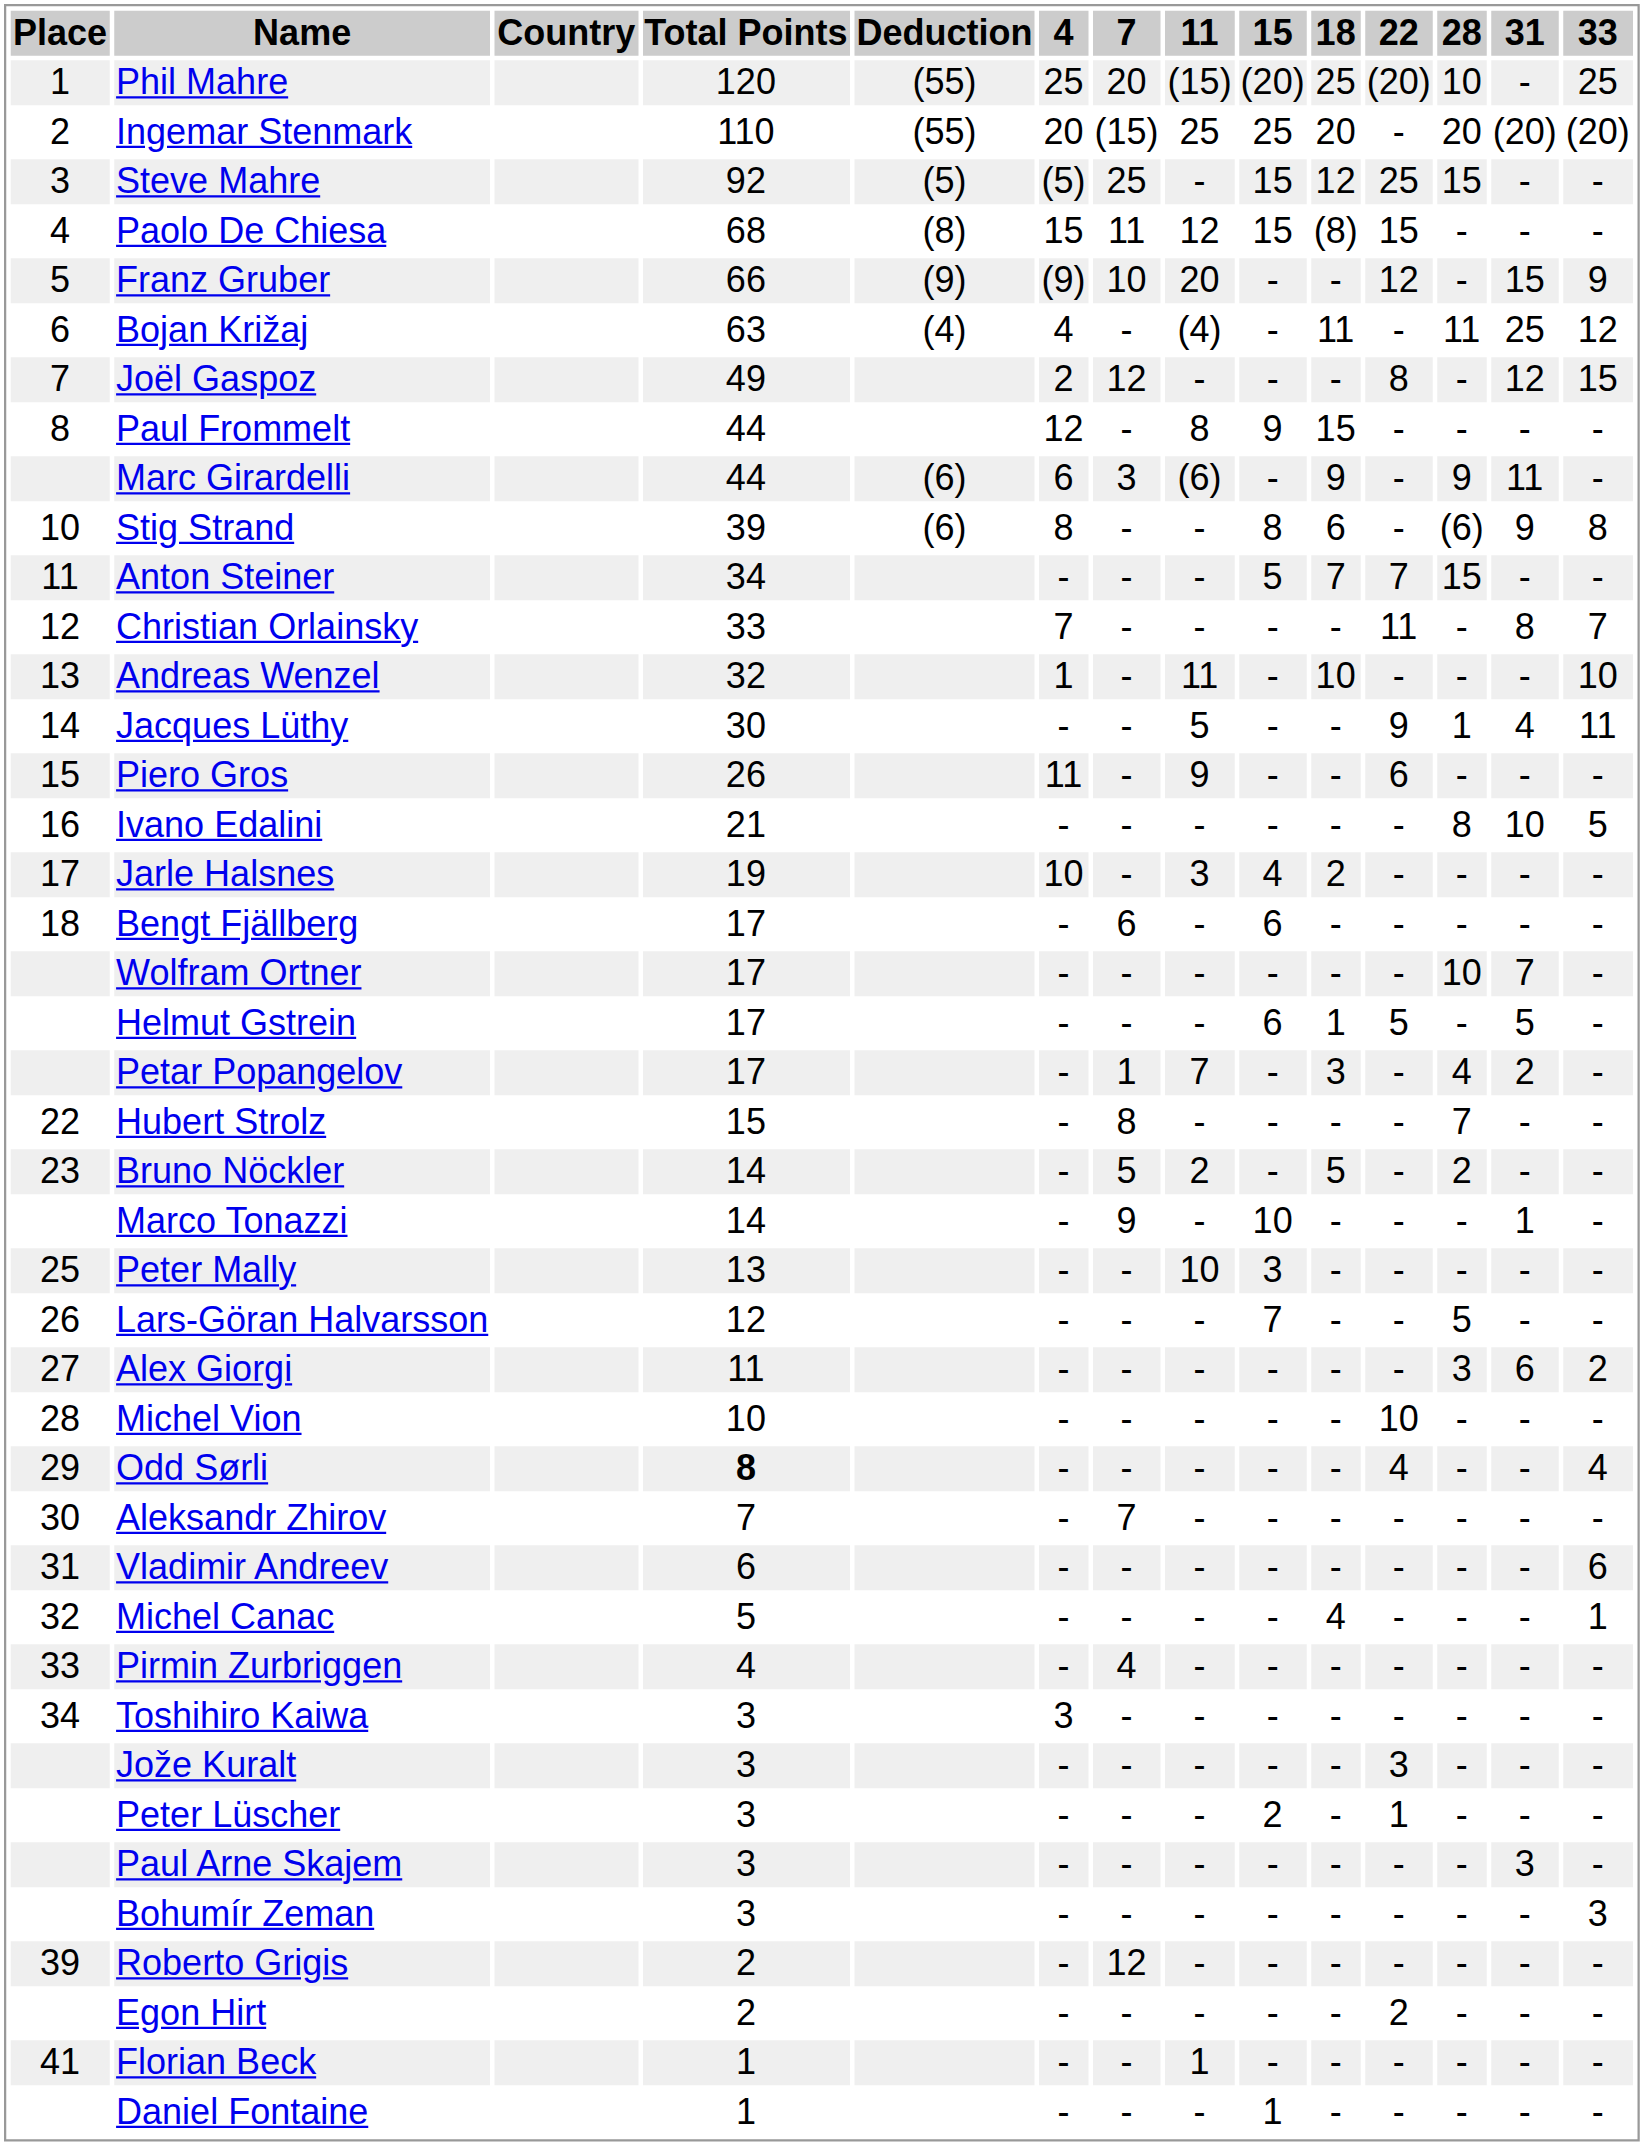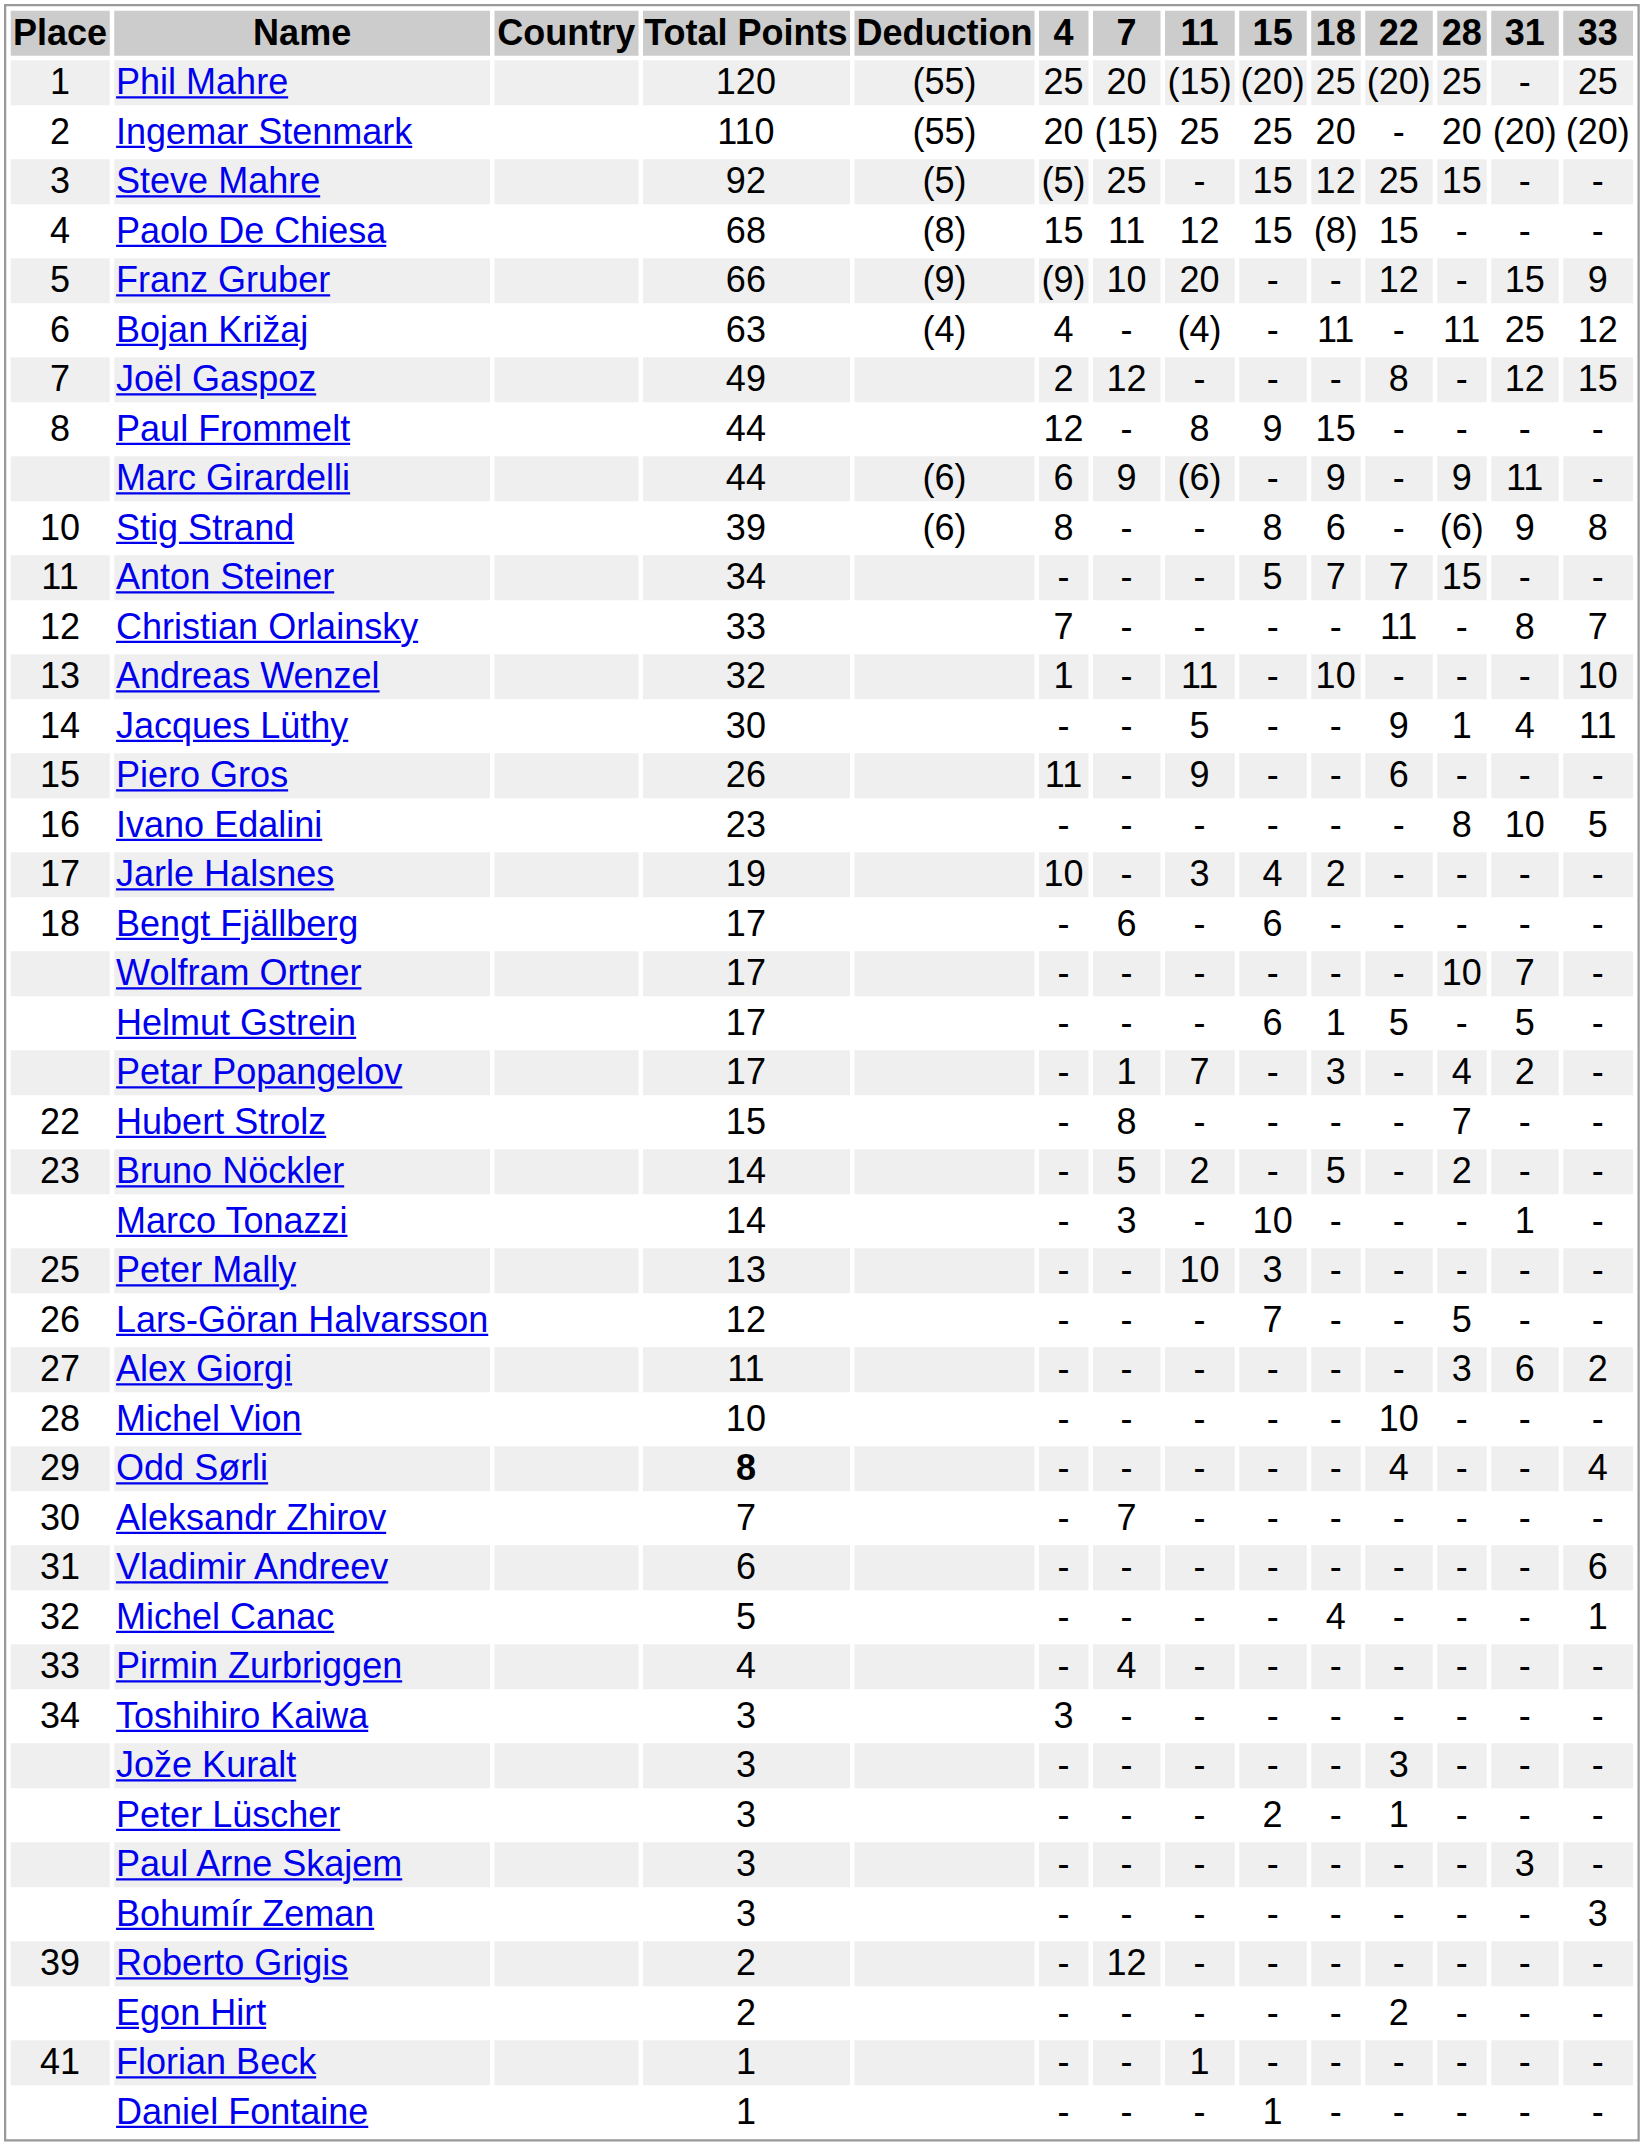(1462, 82) 10 -> (1462, 82) 25
(1127, 478) 3 -> (1127, 478) 9
(746, 824) 21 -> (746, 824) 23
(1127, 1220) 9 -> (1127, 1220) 3
